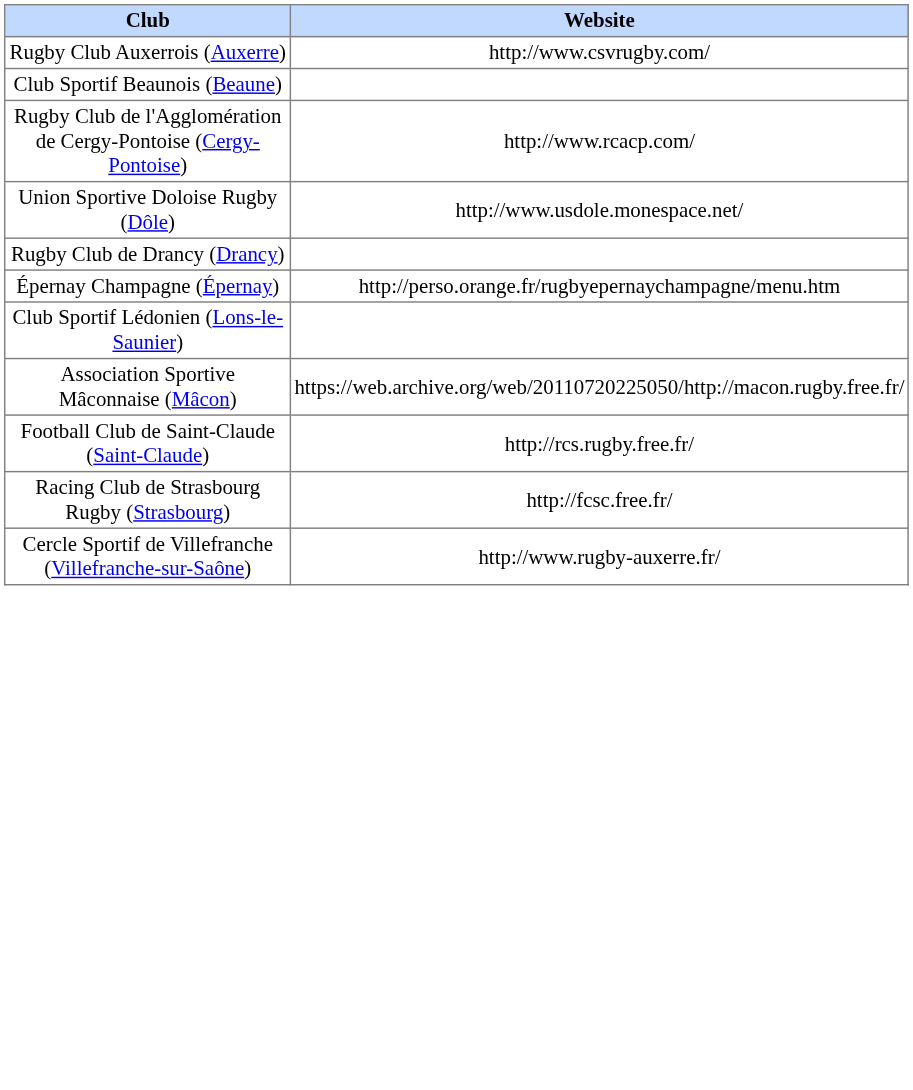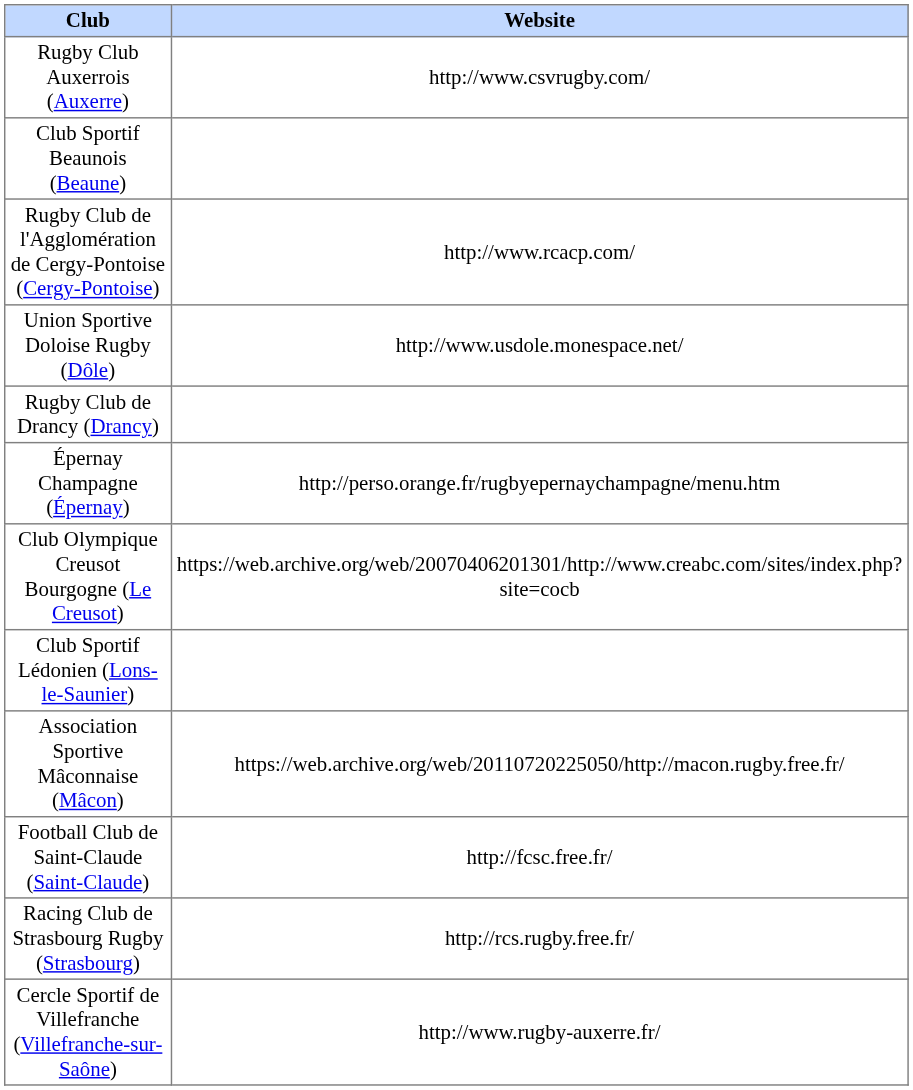+ row: (88, 576)
(599, 443) http://rcs.rugby.free.fr/ -> (540, 857) http://fcsc.free.fr/
(599, 499) http://fcsc.free.fr/ -> (540, 938) http://rcs.rugby.free.fr/
